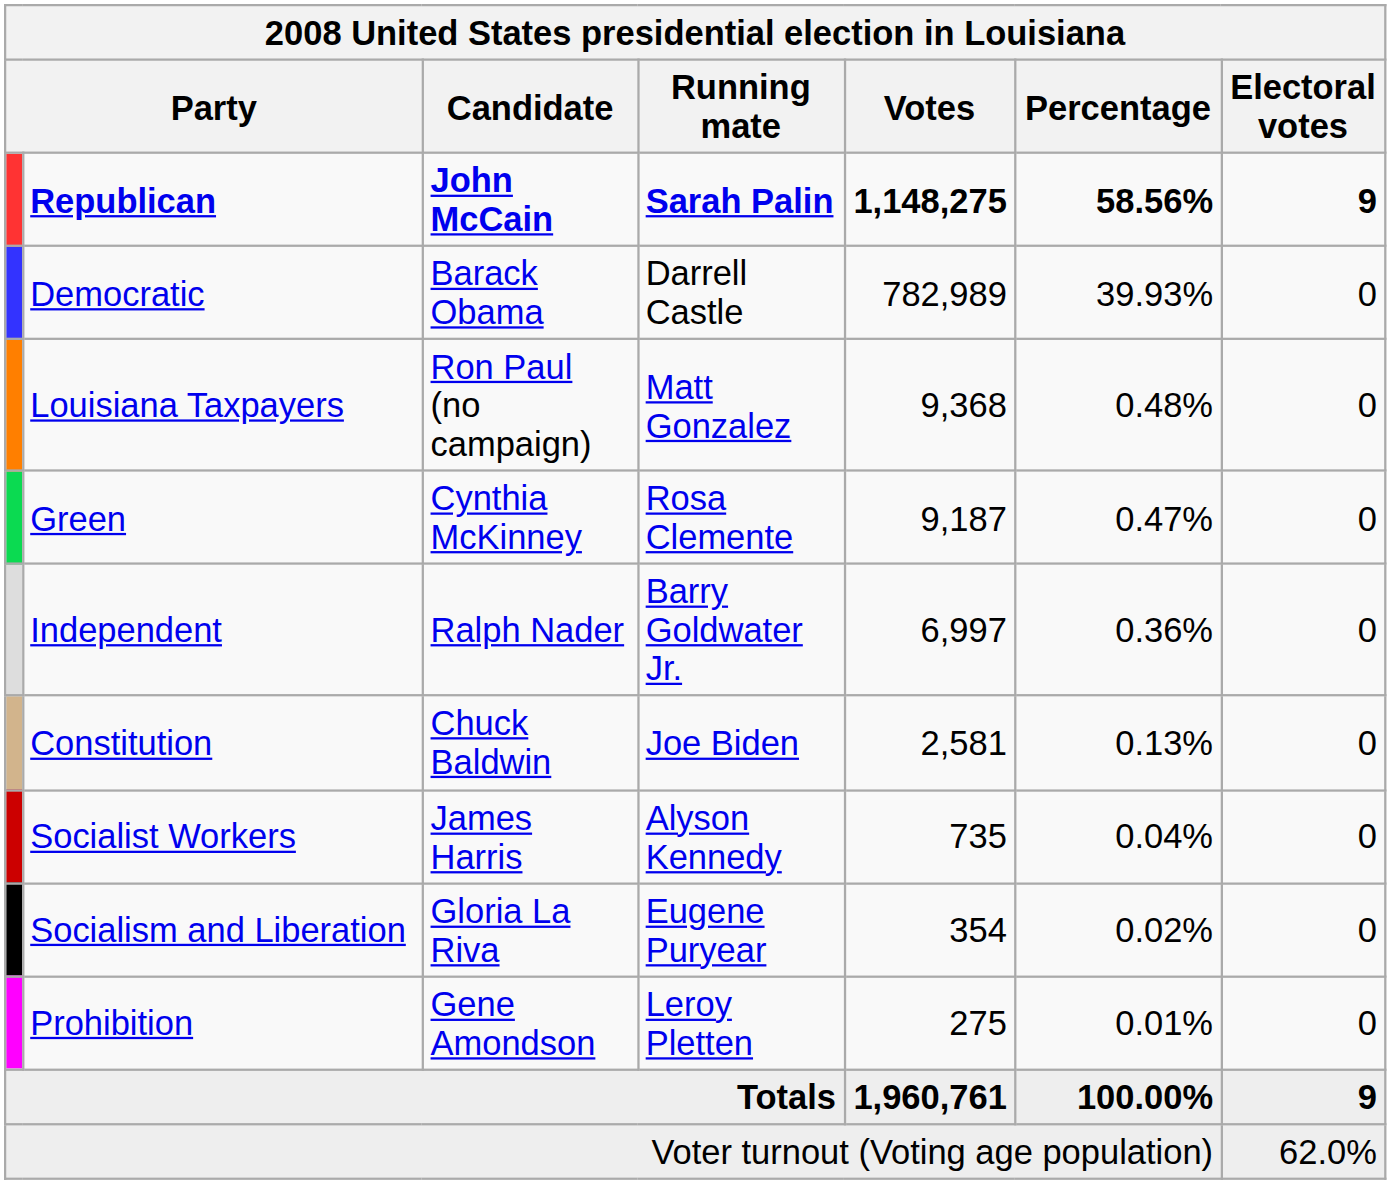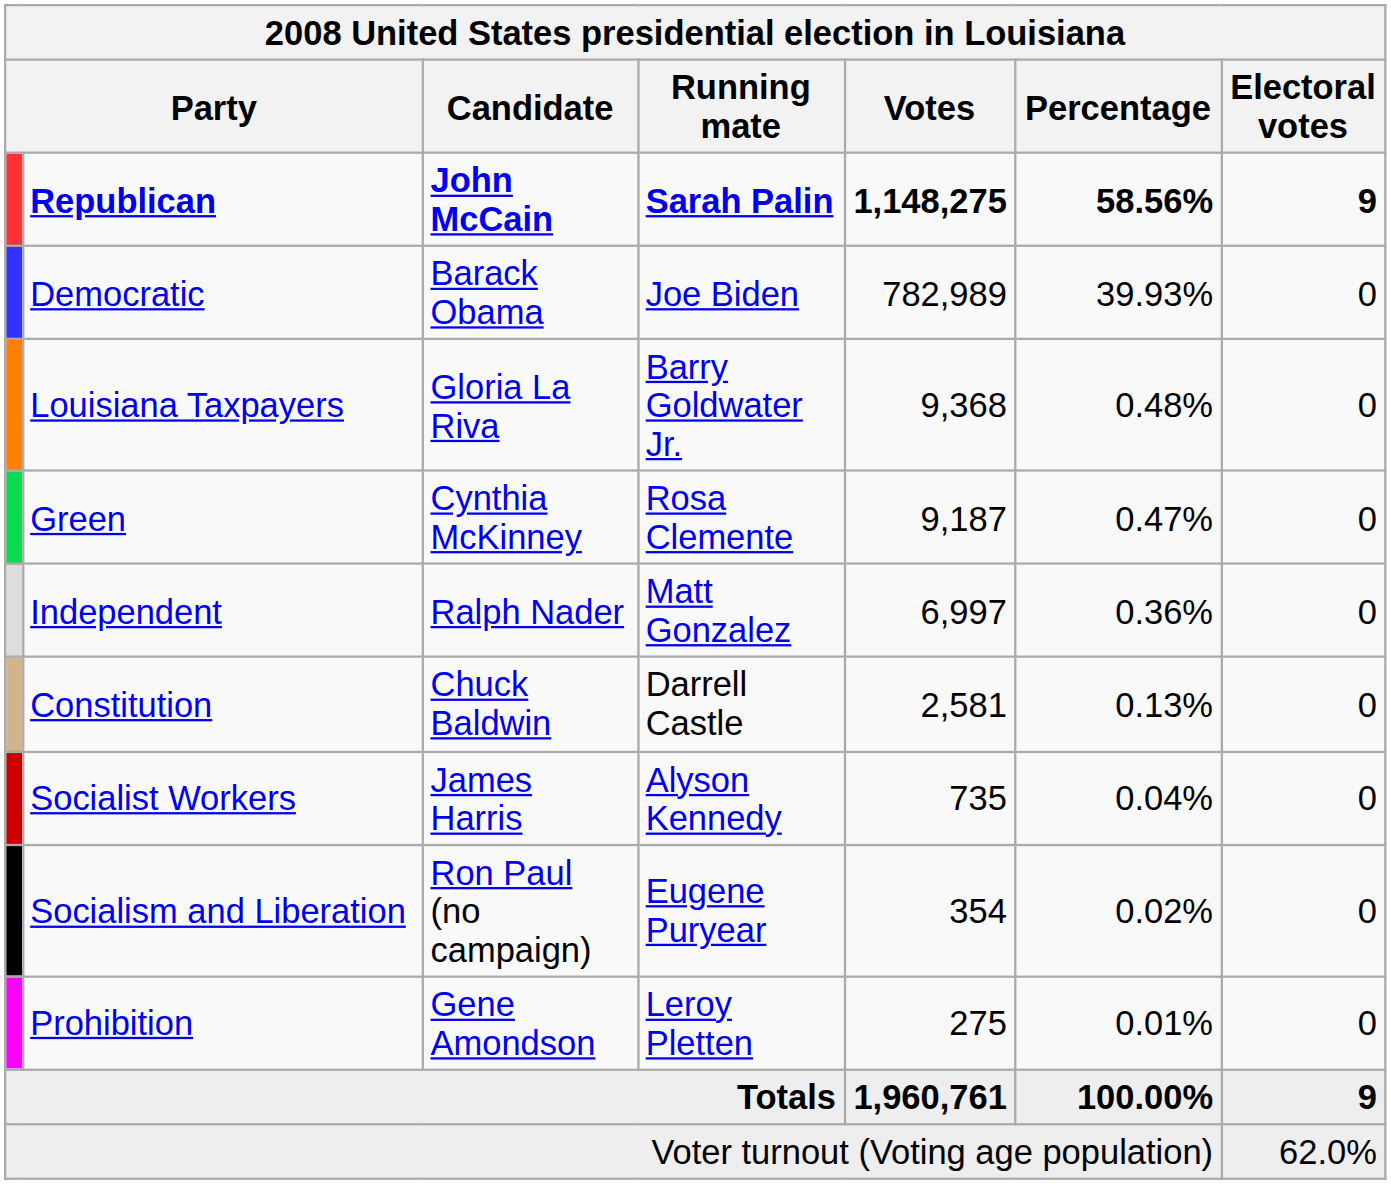(696, 293) Darrell Castle -> (722, 293) Joe Biden
(511, 405) Ron Paul (no campaign) -> (501, 405) Gloria La Riva
(719, 405) Matt Gonzalez -> (724, 405) Barry Goldwater Jr.
(724, 630) Barry Goldwater Jr. -> (719, 611) Matt Gonzalez
(722, 743) Joe Biden -> (696, 704) Darrell Castle
(501, 929) Gloria La Riva -> (511, 910) Ron Paul (no campaign)
